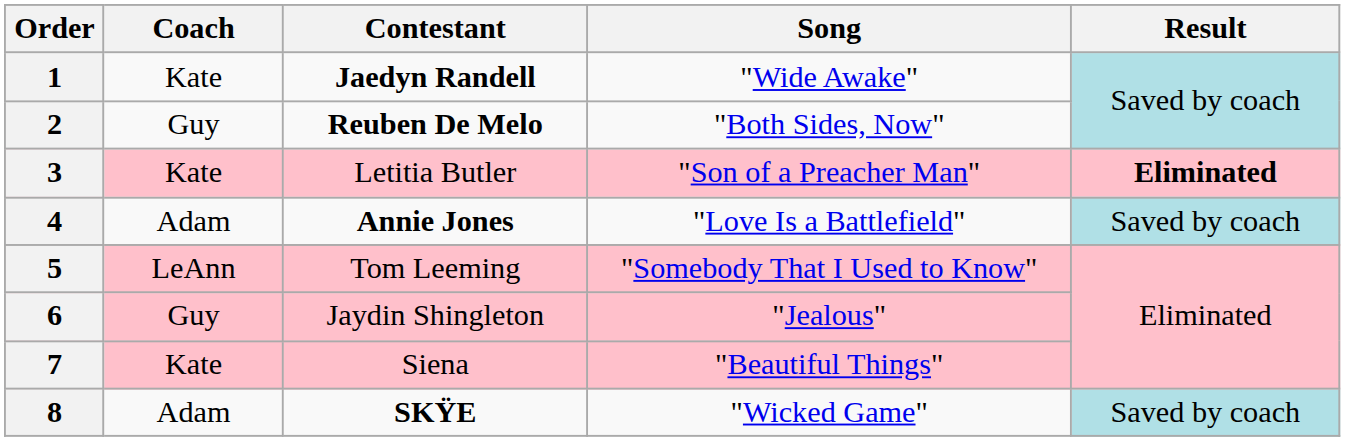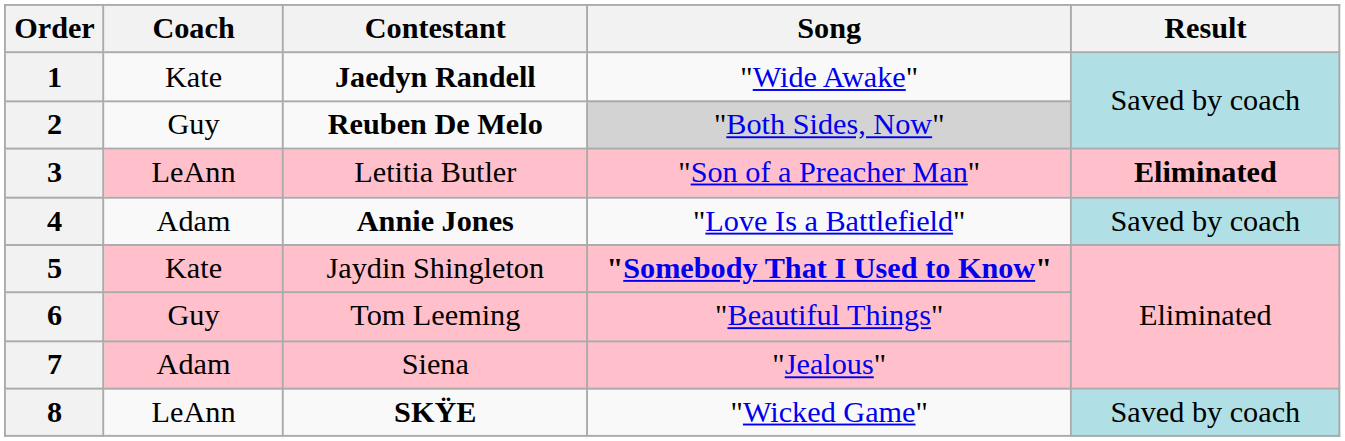(829, 124) no background -> (829, 124) lightgrey background
(194, 172) Kate -> (194, 172) LeAnn
(194, 268) LeAnn -> (194, 268) Kate
(435, 268) Tom Leeming -> (435, 268) Jaydin Shingleton
(829, 268) normal -> (829, 268) bold
(435, 316) Jaydin Shingleton -> (435, 316) Tom Leeming
(829, 316) "Jealous" -> (829, 316) "Beautiful Things"
(194, 364) Kate -> (194, 364) Adam
(829, 364) "Beautiful Things" -> (829, 364) "Jealous"
(194, 412) Adam -> (194, 412) LeAnn
